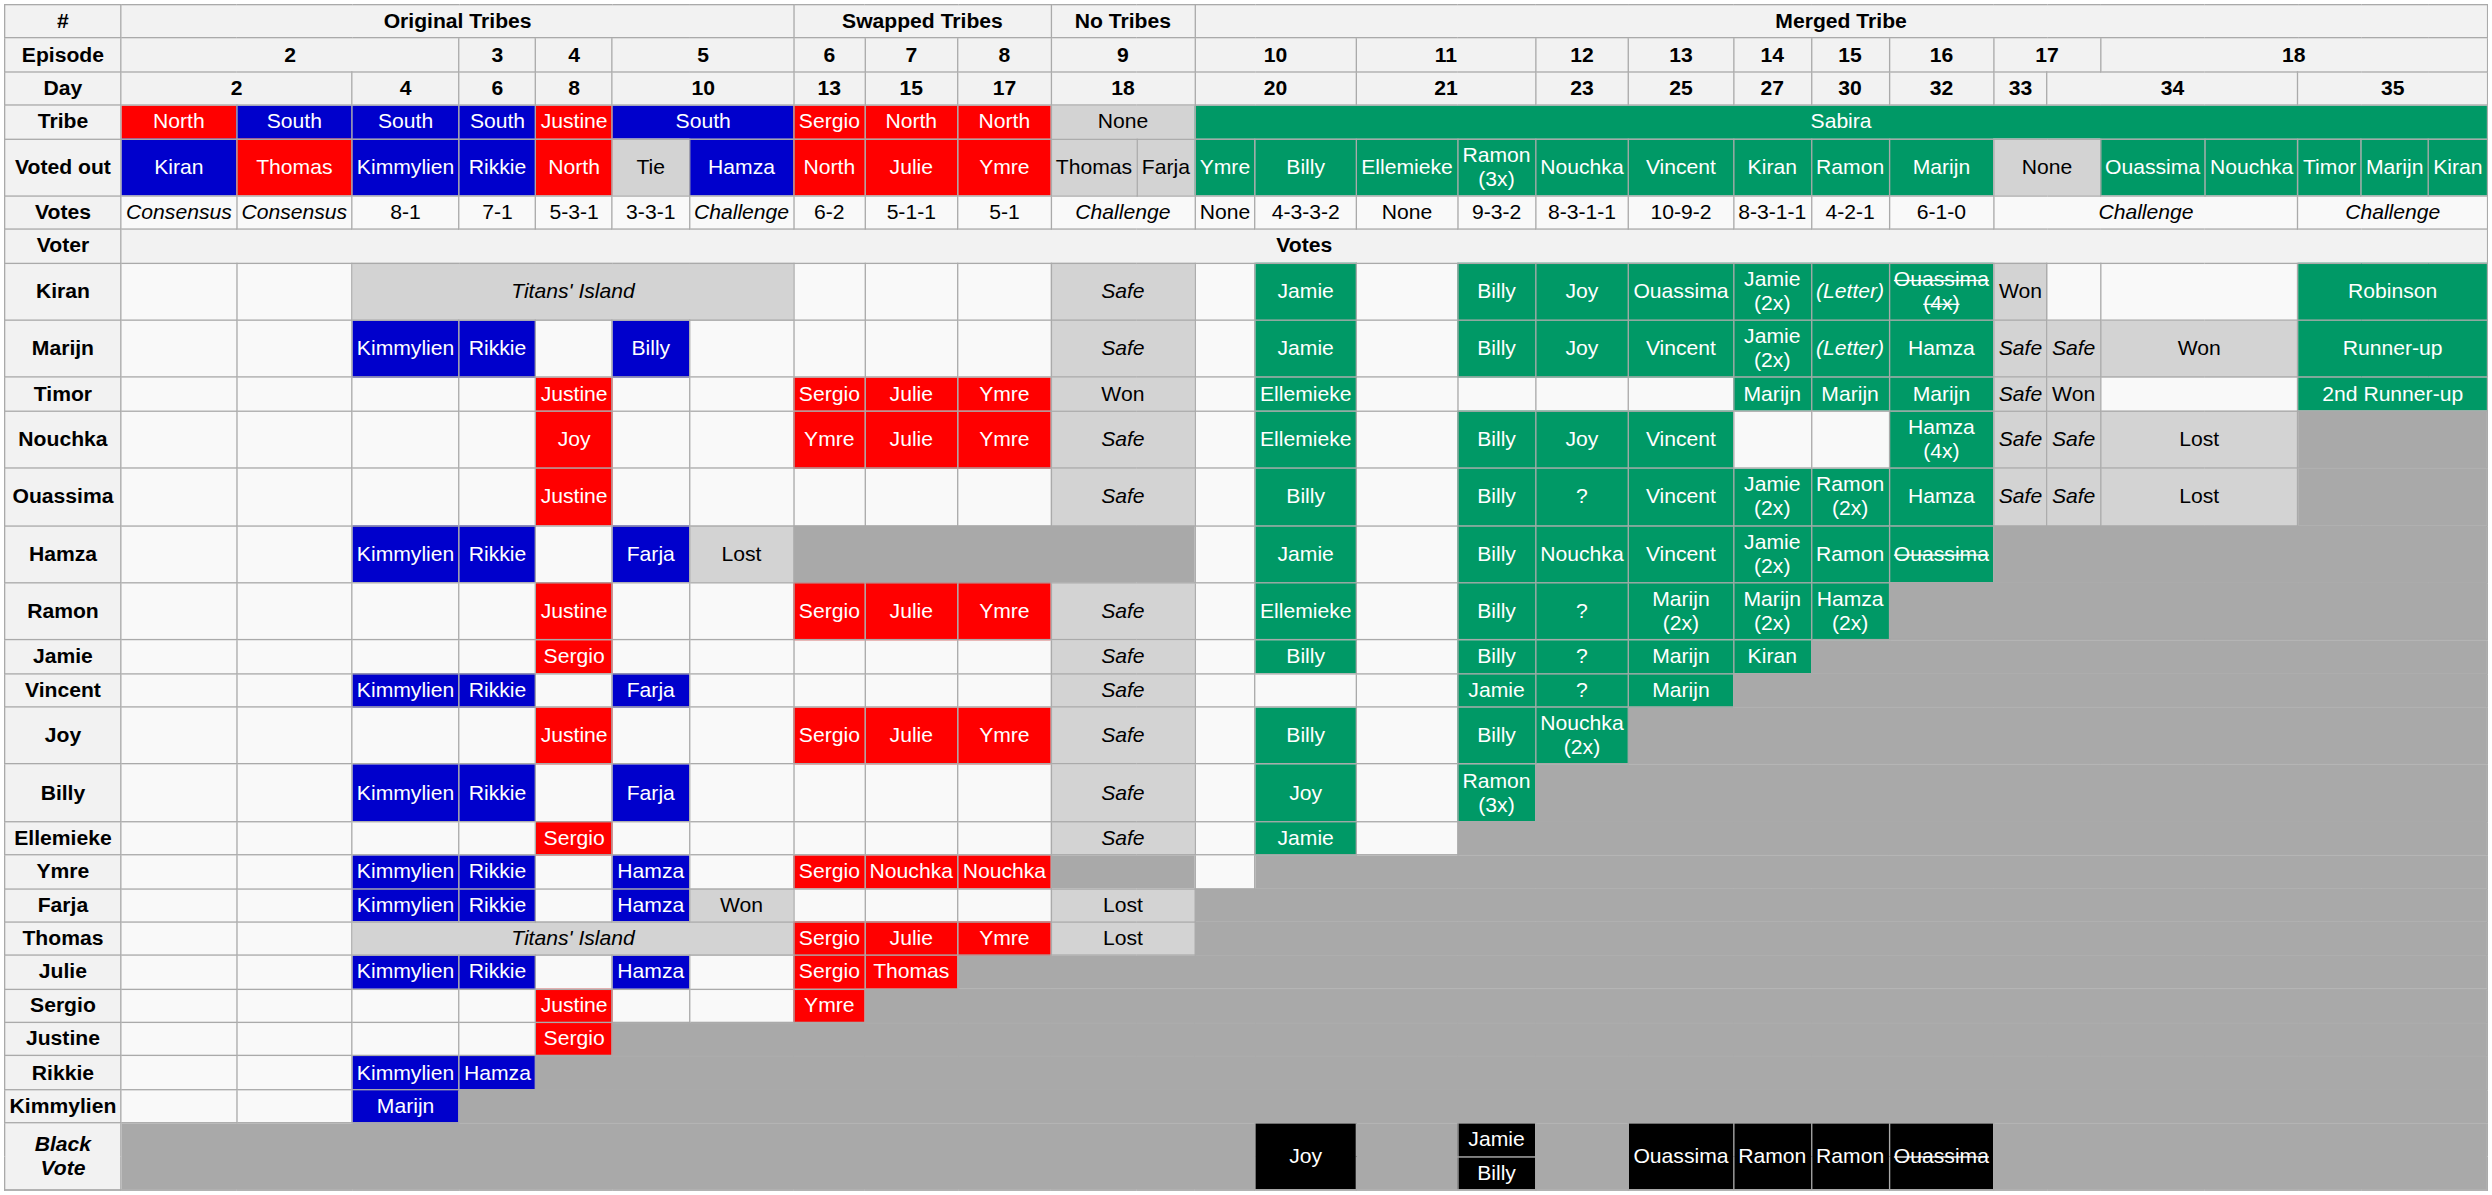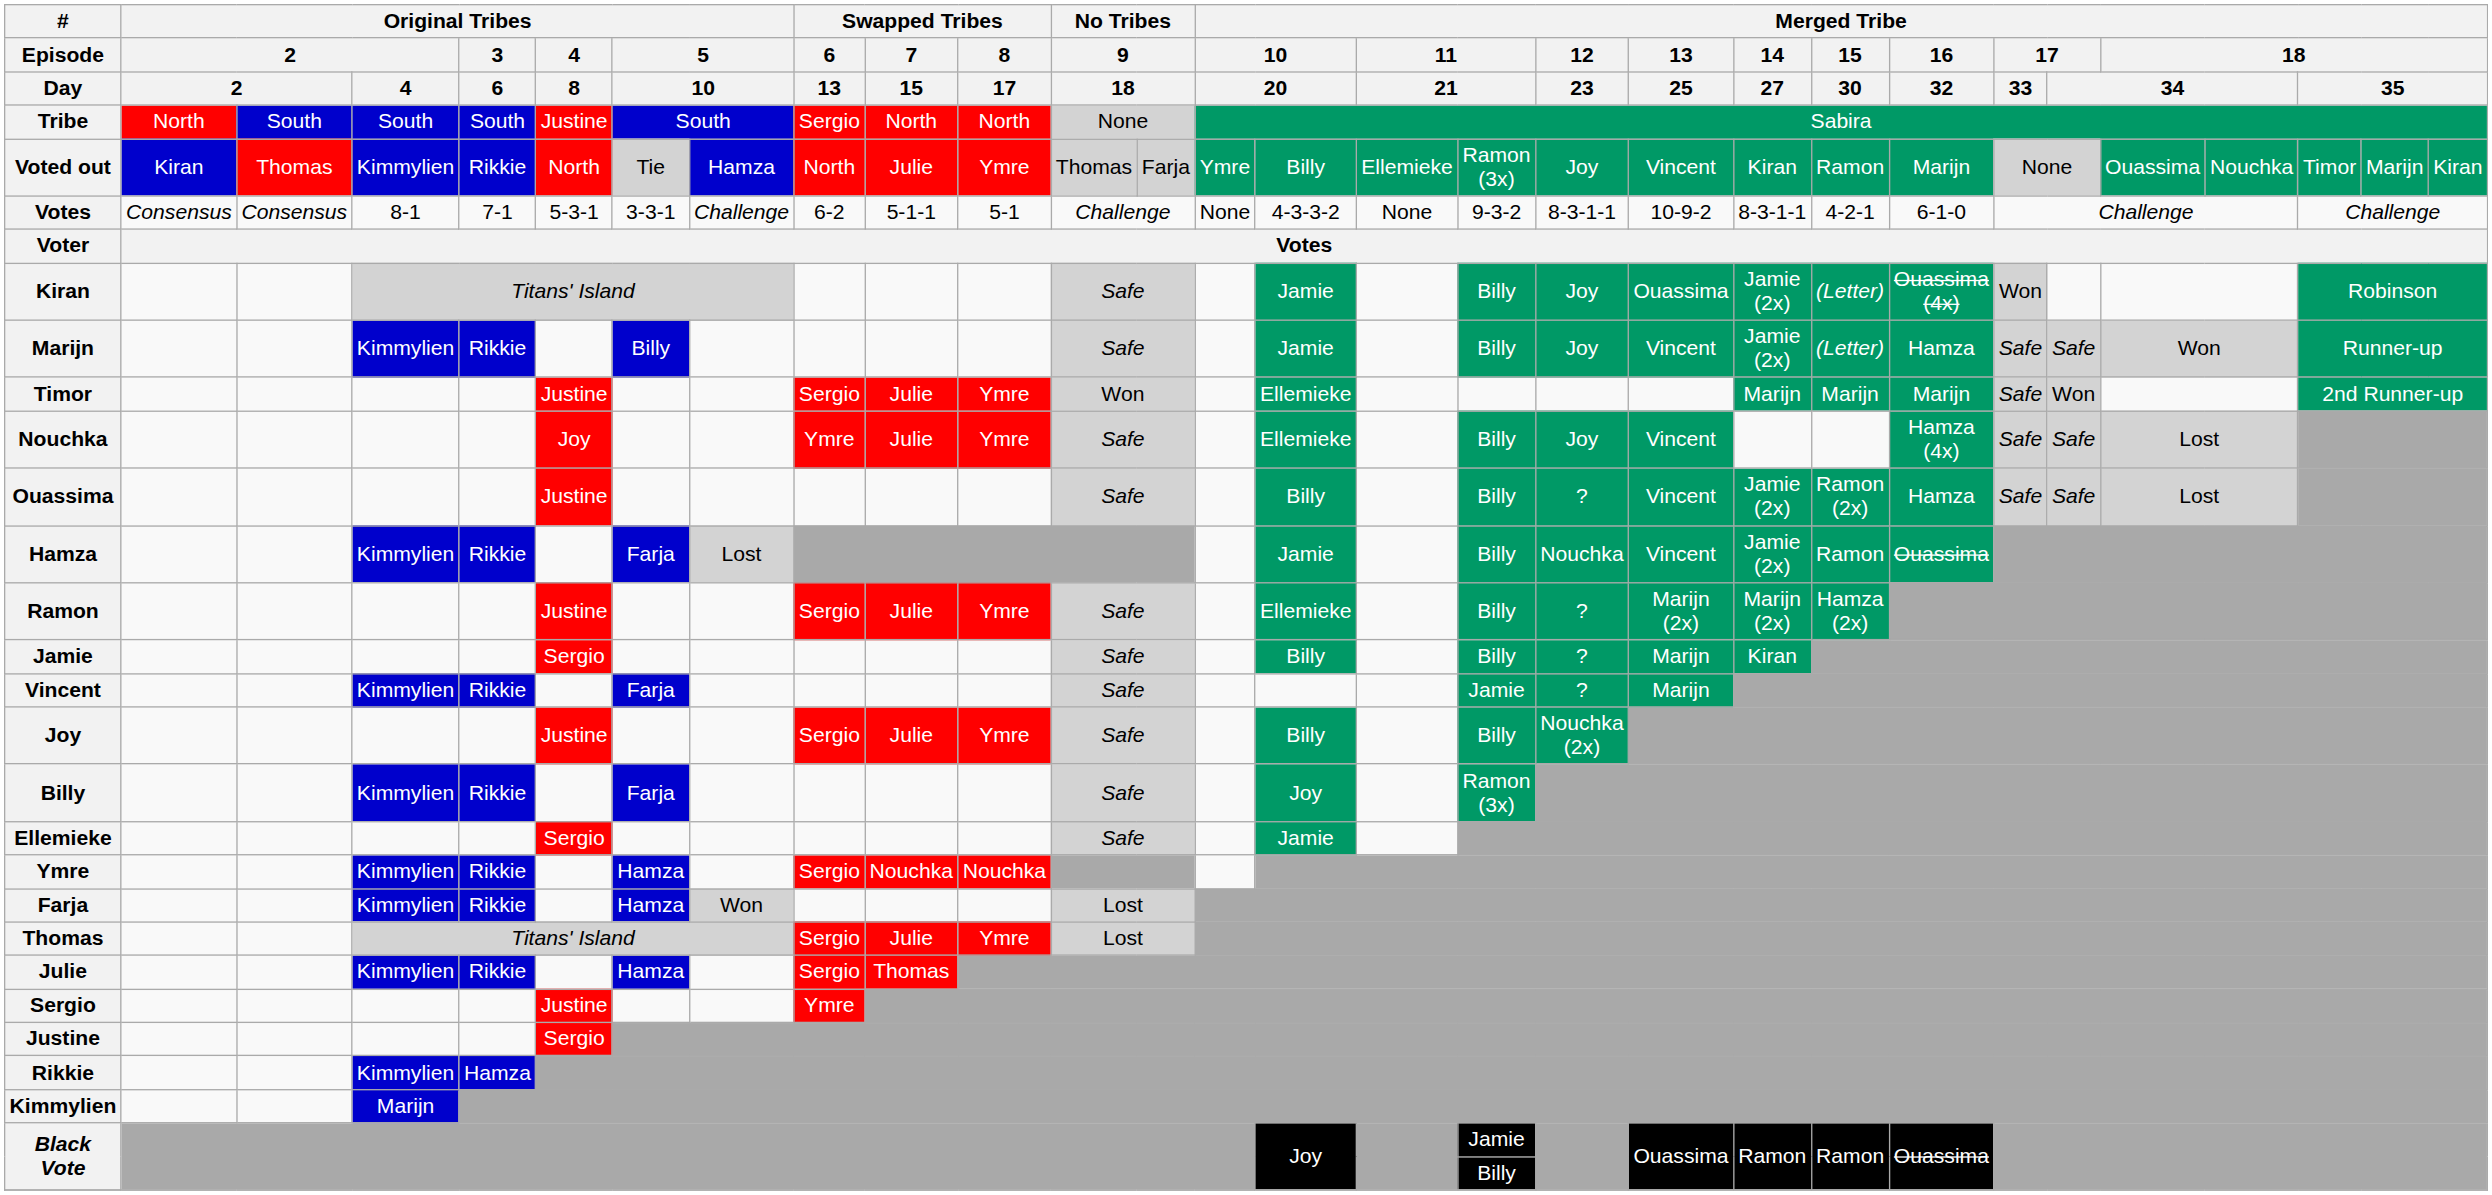(1582, 167) Nouchka -> (1582, 167) Joy
